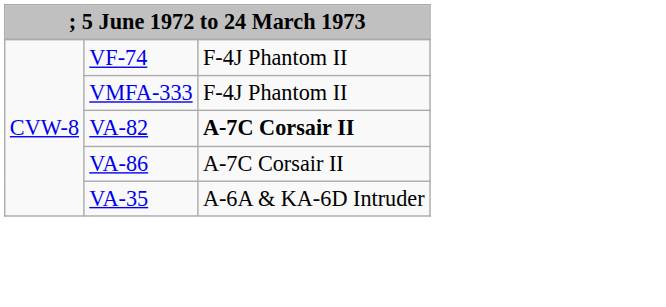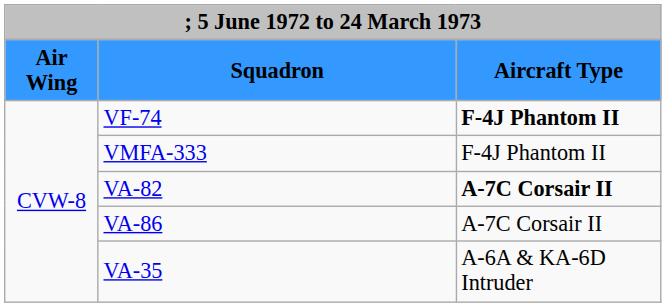+ row: (277, 69)
(275, 57) normal -> (540, 117) bold
